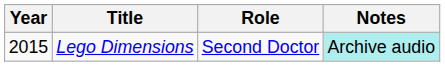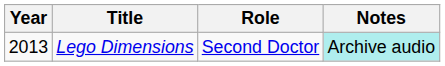(28, 46) 2015 -> (28, 46) 2013
